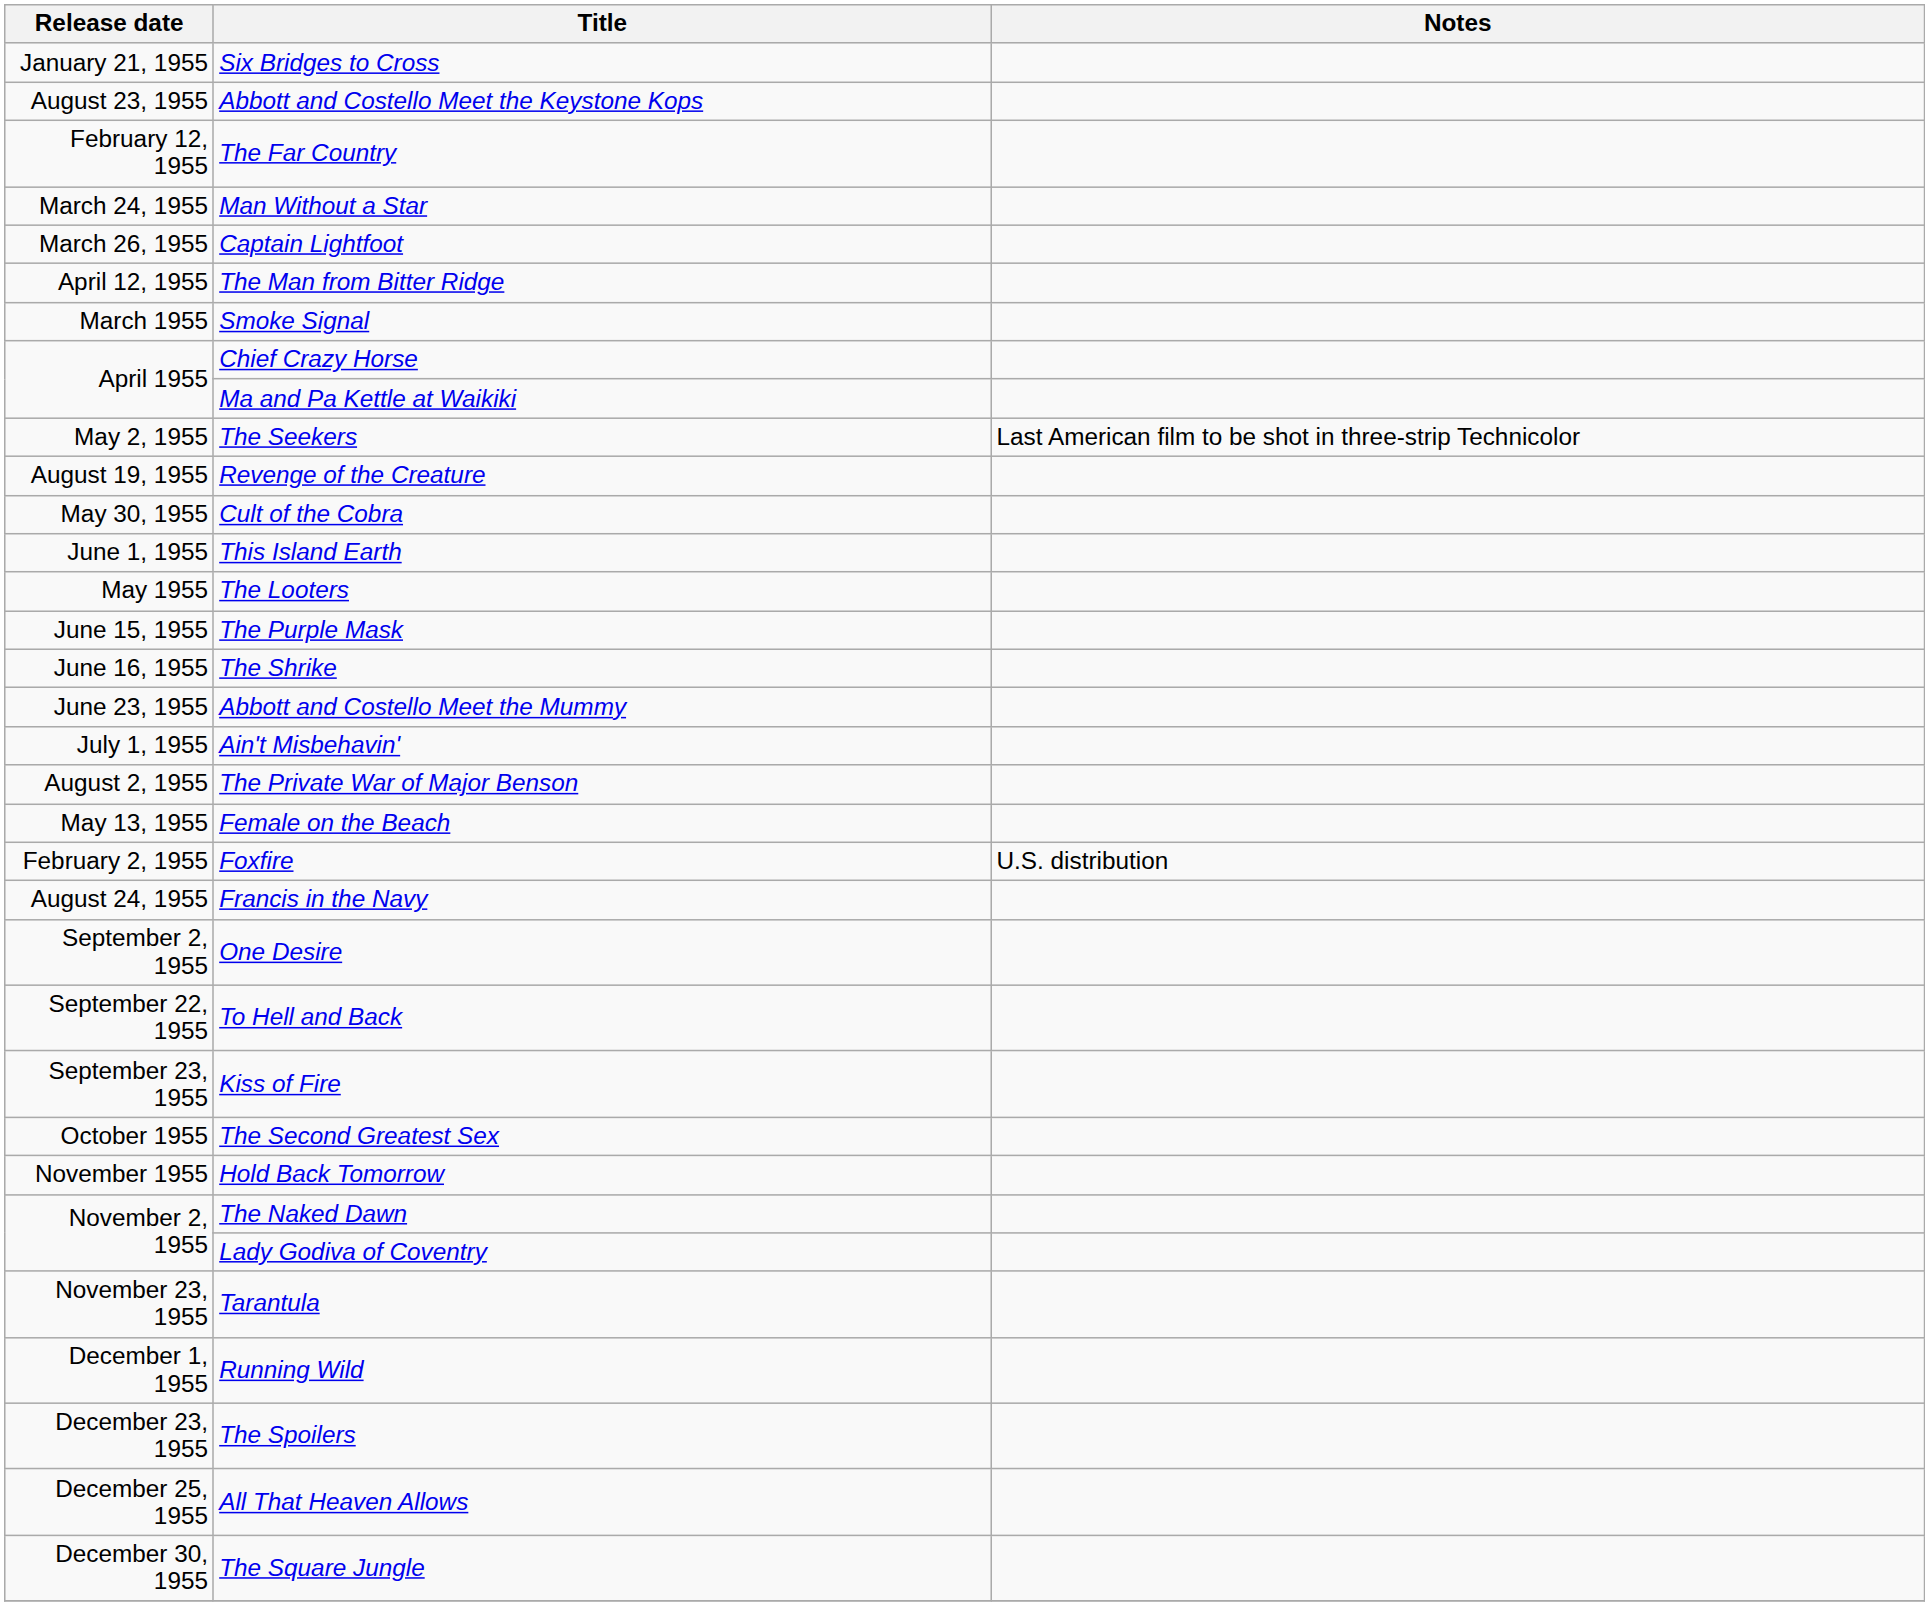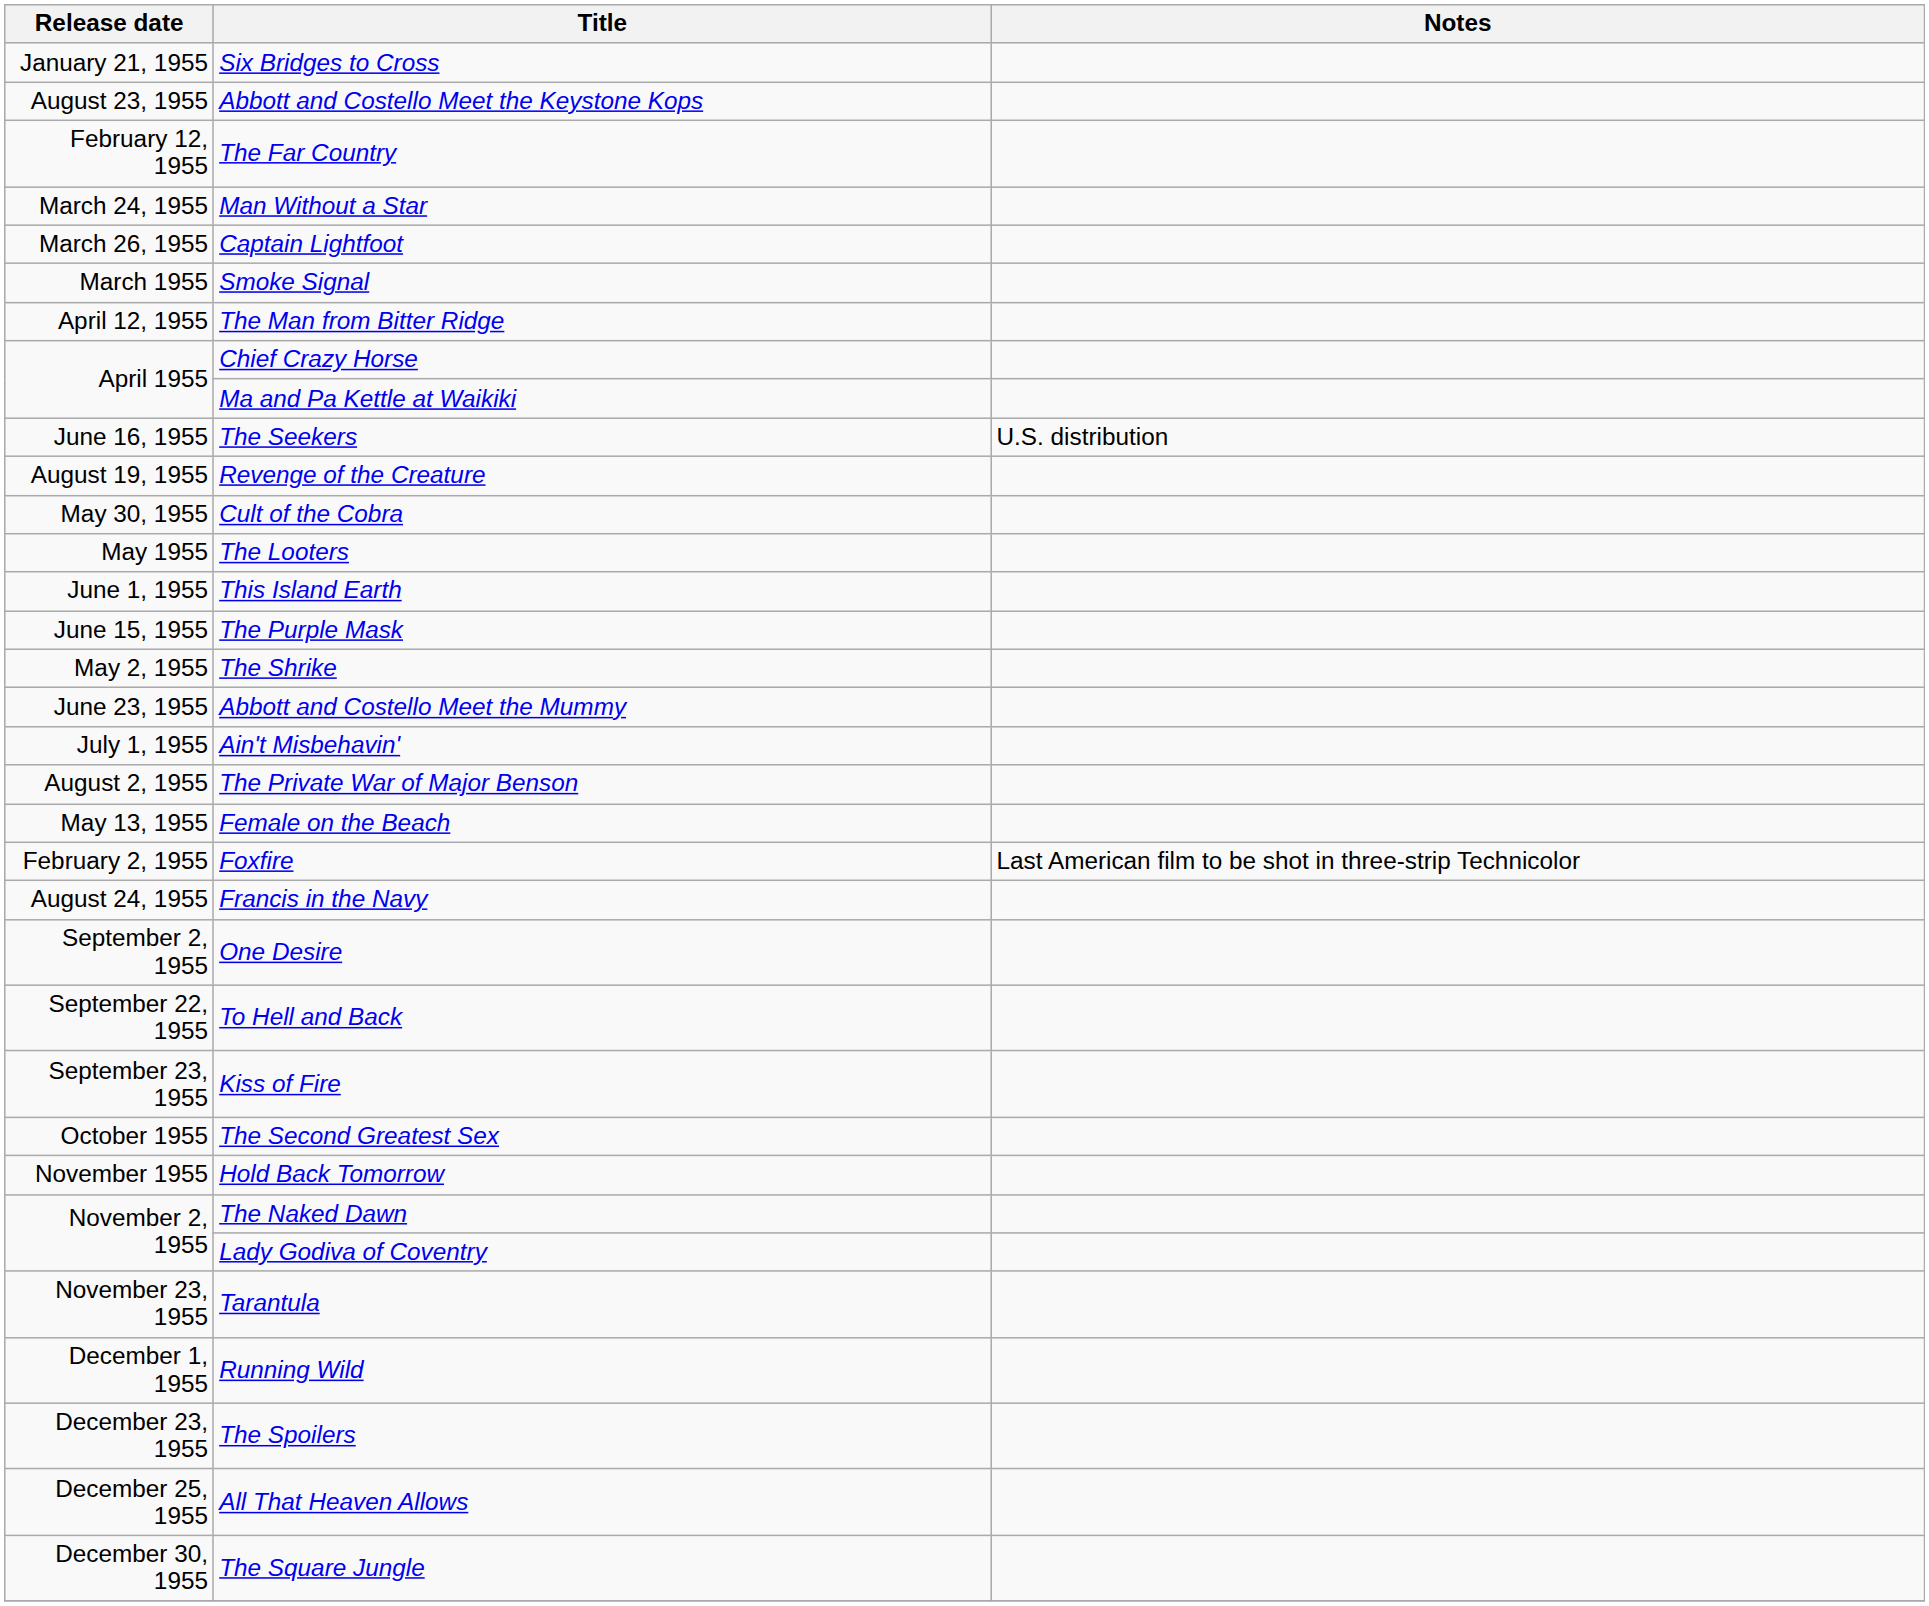rows swapped: (294, 321) <-> (362, 282)
(141, 436) May 2, 1955 -> (131, 436) June 16, 1955
(1288, 436) Last American film to be shot in three-strip Technicolor -> (1082, 436) U.S. distribution
rows swapped: (284, 591) <-> (310, 552)
(131, 668) June 16, 1955 -> (141, 668) May 2, 1955
(1082, 861) U.S. distribution -> (1288, 861) Last American film to be shot in three-strip Technicolor
